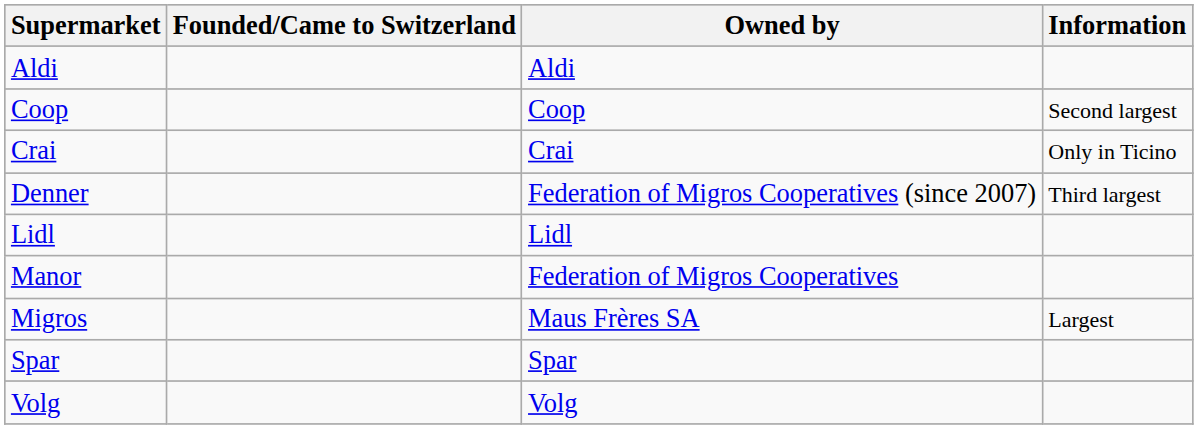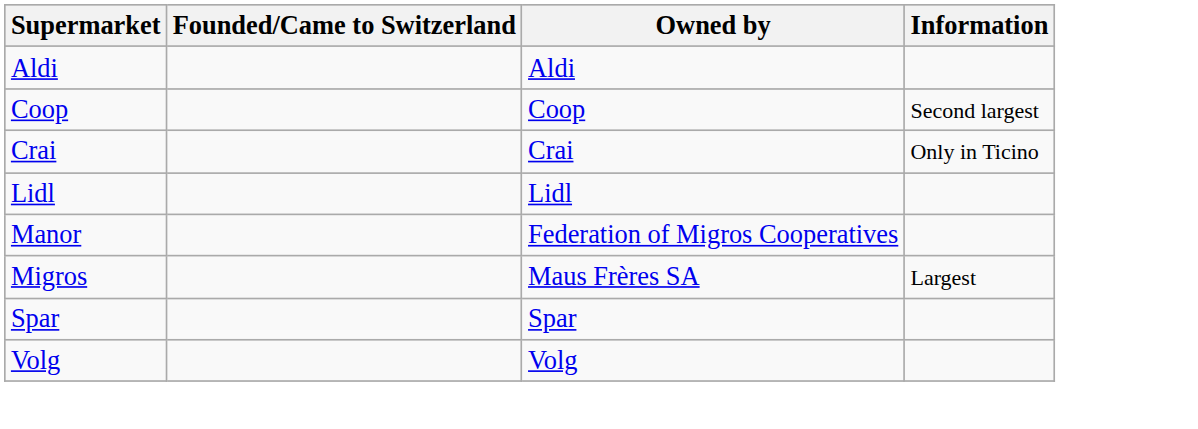- row: (50, 192)
